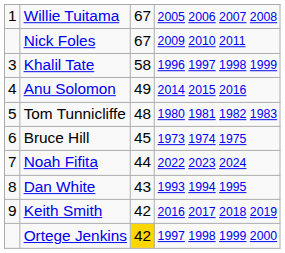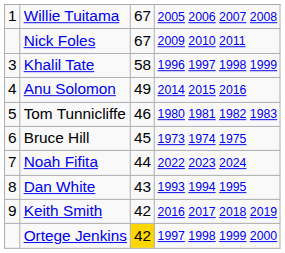(143, 114) 48 -> (143, 114) 46
